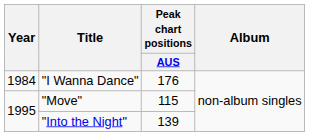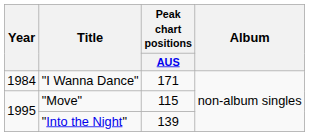(168, 80) 176 -> (168, 80) 171
